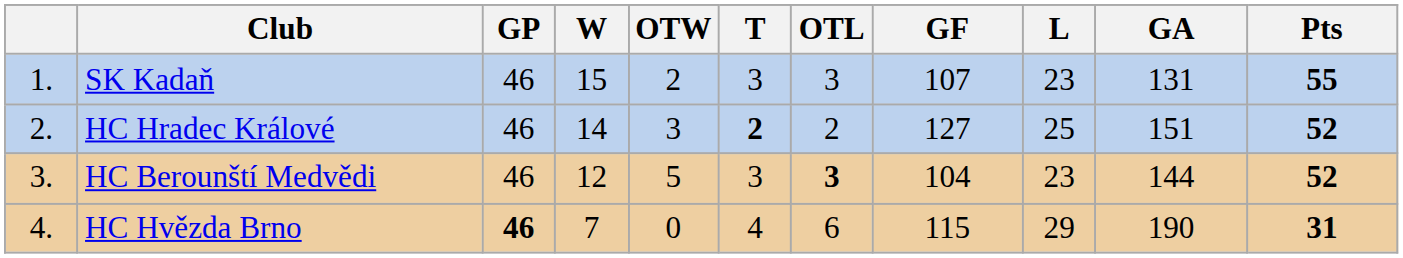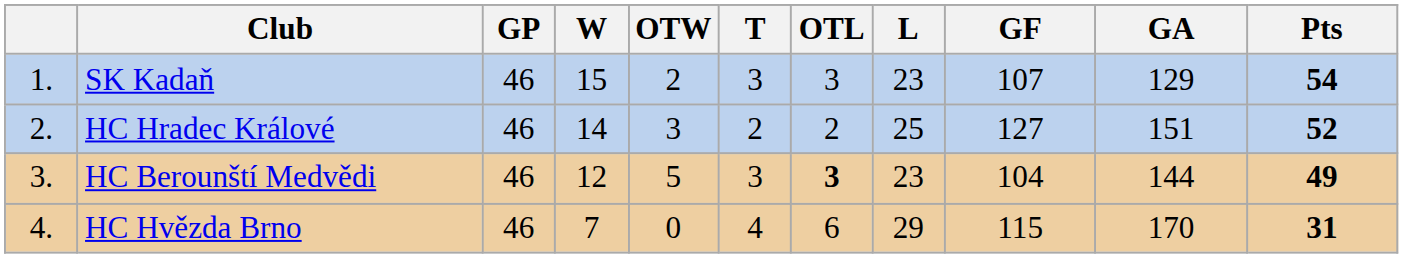columns swapped: (1059, 29) <-> (947, 29)
(1171, 78) 131 -> (1171, 78) 129
(1322, 78) 55 -> (1322, 78) 54
(755, 128) bold -> (755, 128) normal
(1322, 177) 52 -> (1322, 177) 49
(519, 227) bold -> (519, 227) normal
(1171, 227) 190 -> (1171, 227) 170
